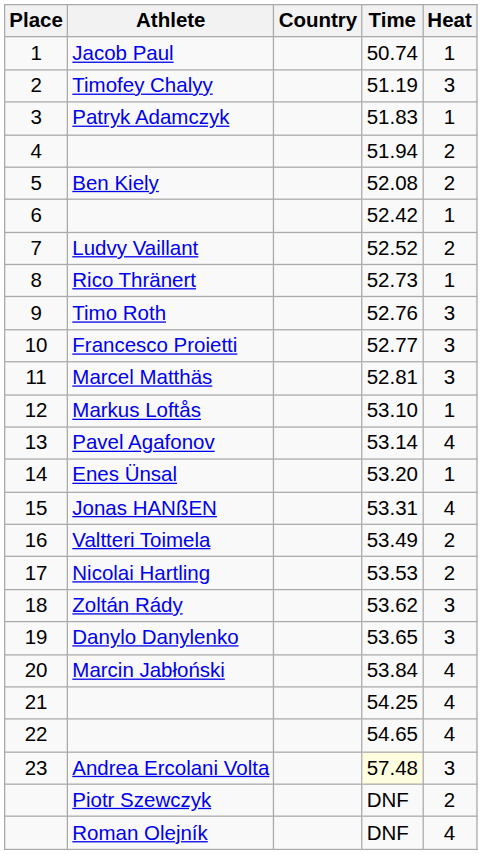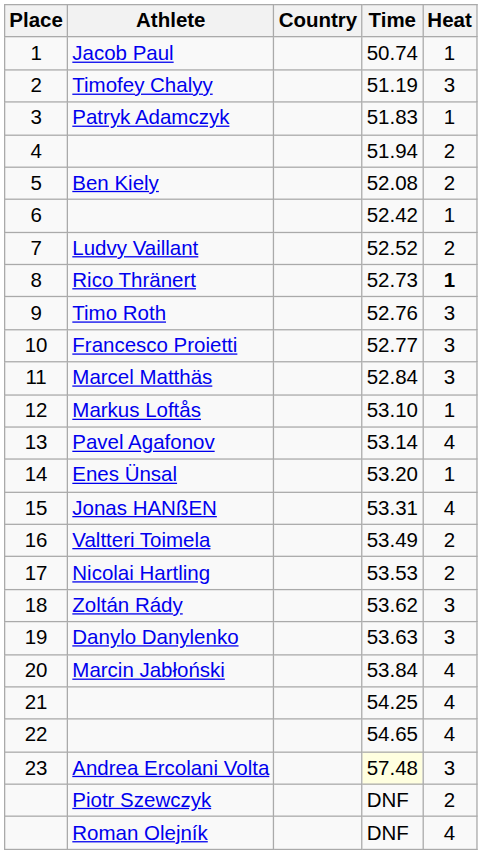(450, 280) normal -> (450, 280) bold
(392, 378) 52.81 -> (392, 378) 52.84
(392, 637) 53.65 -> (392, 637) 53.63
